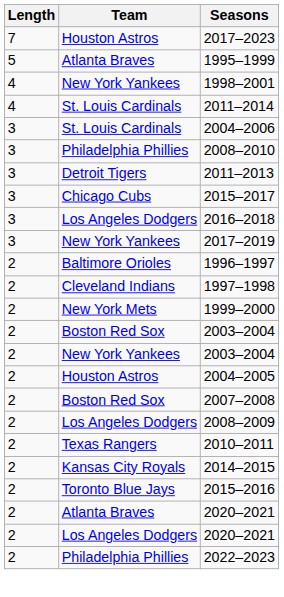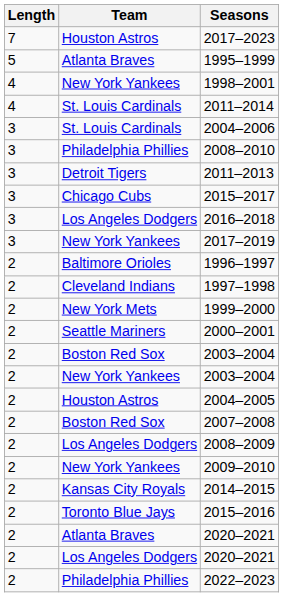+ row: (114, 331)
+ row: (121, 467)
- row: (109, 444)
